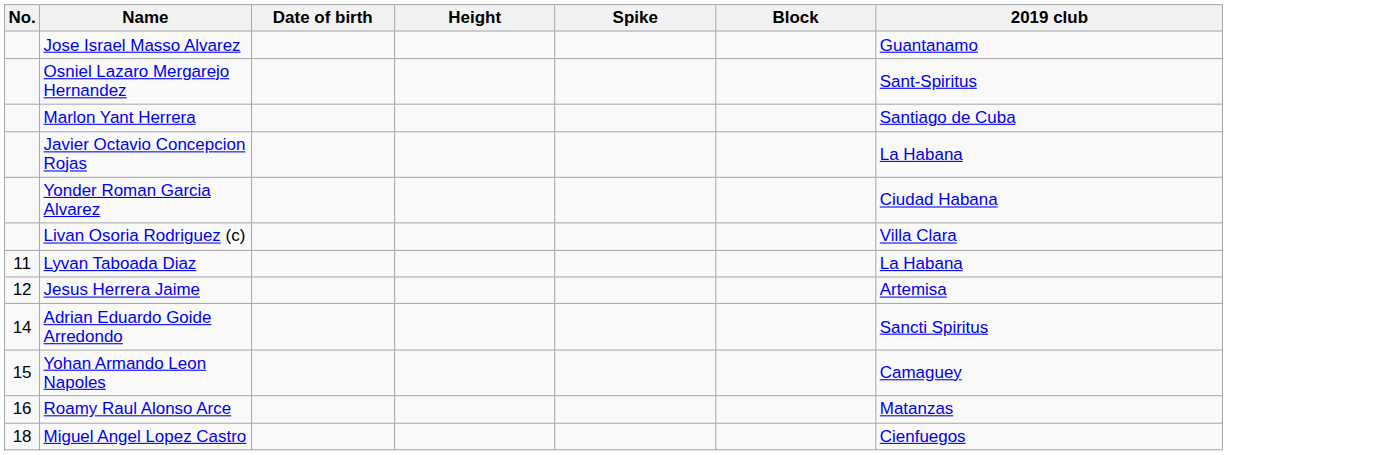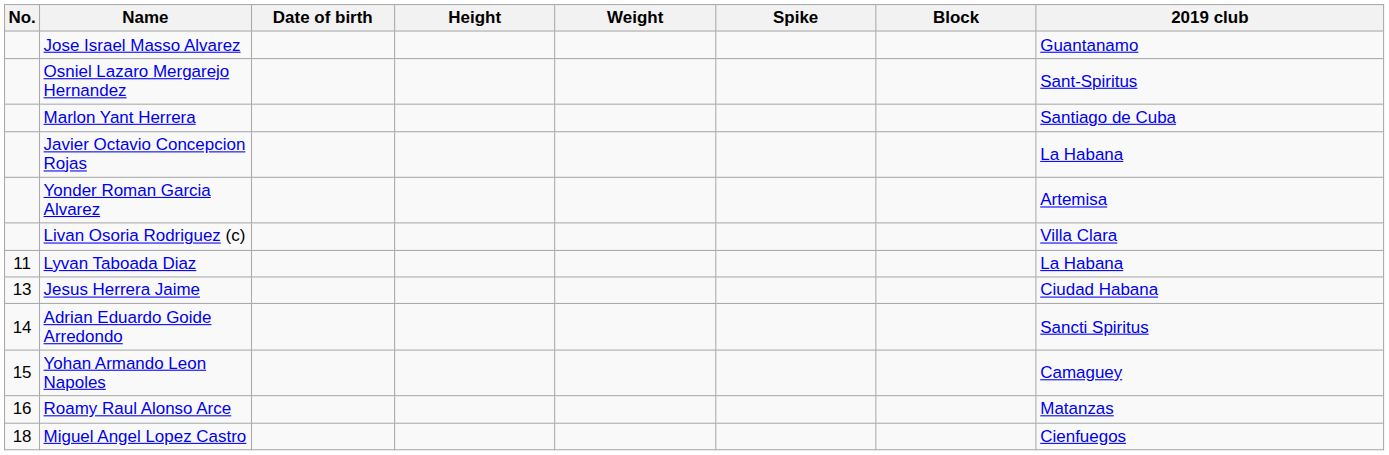+ column: (635, 17)
(939, 200) Ciudad Habana -> (1074, 200) Artemisa
(22, 290) 12 -> (22, 290) 13
(913, 290) Artemisa -> (1099, 290) Ciudad Habana
